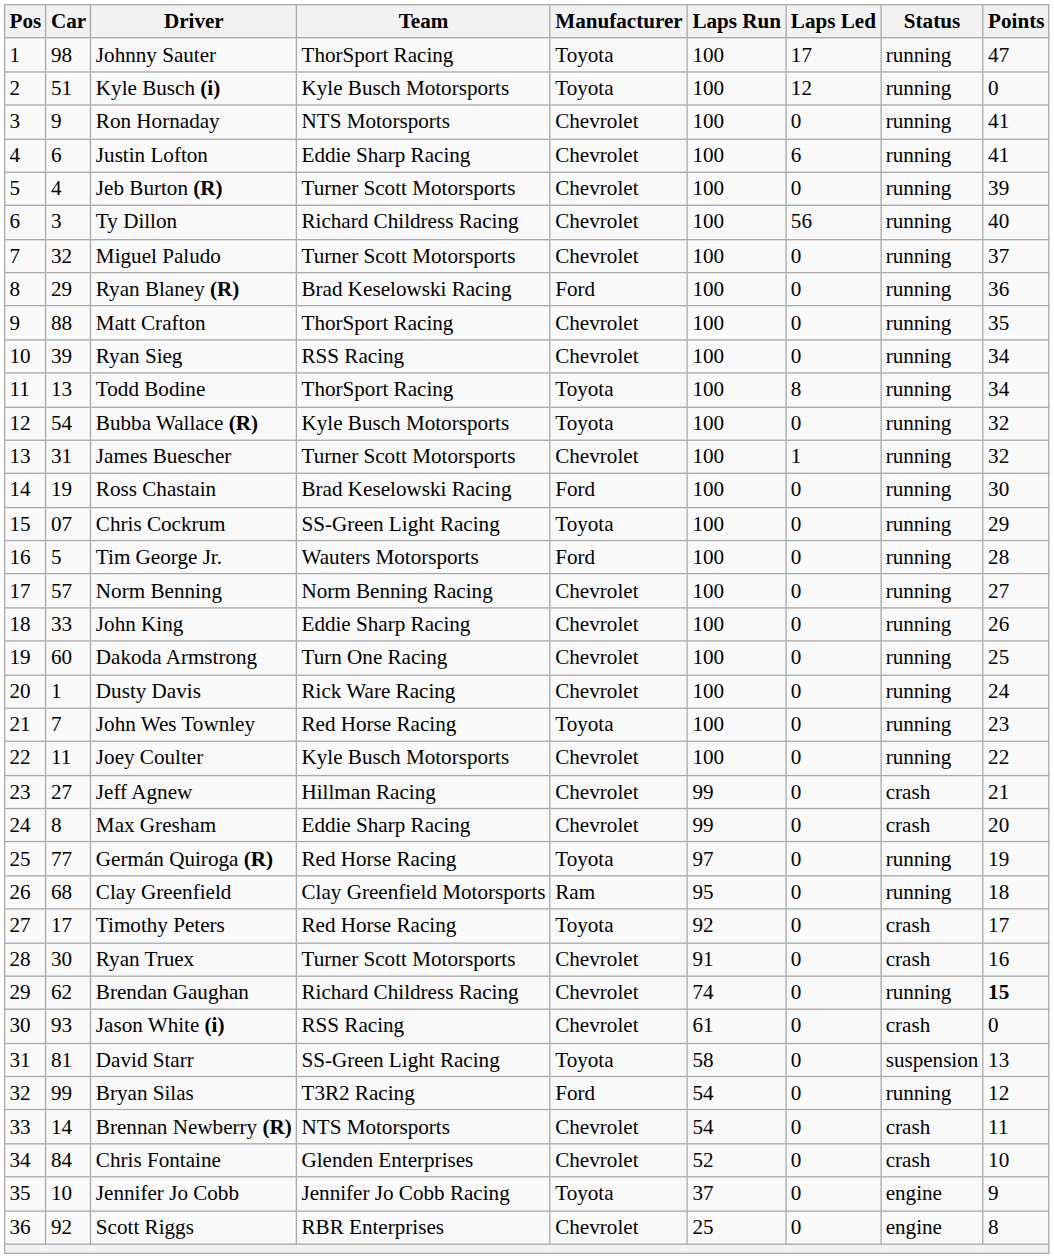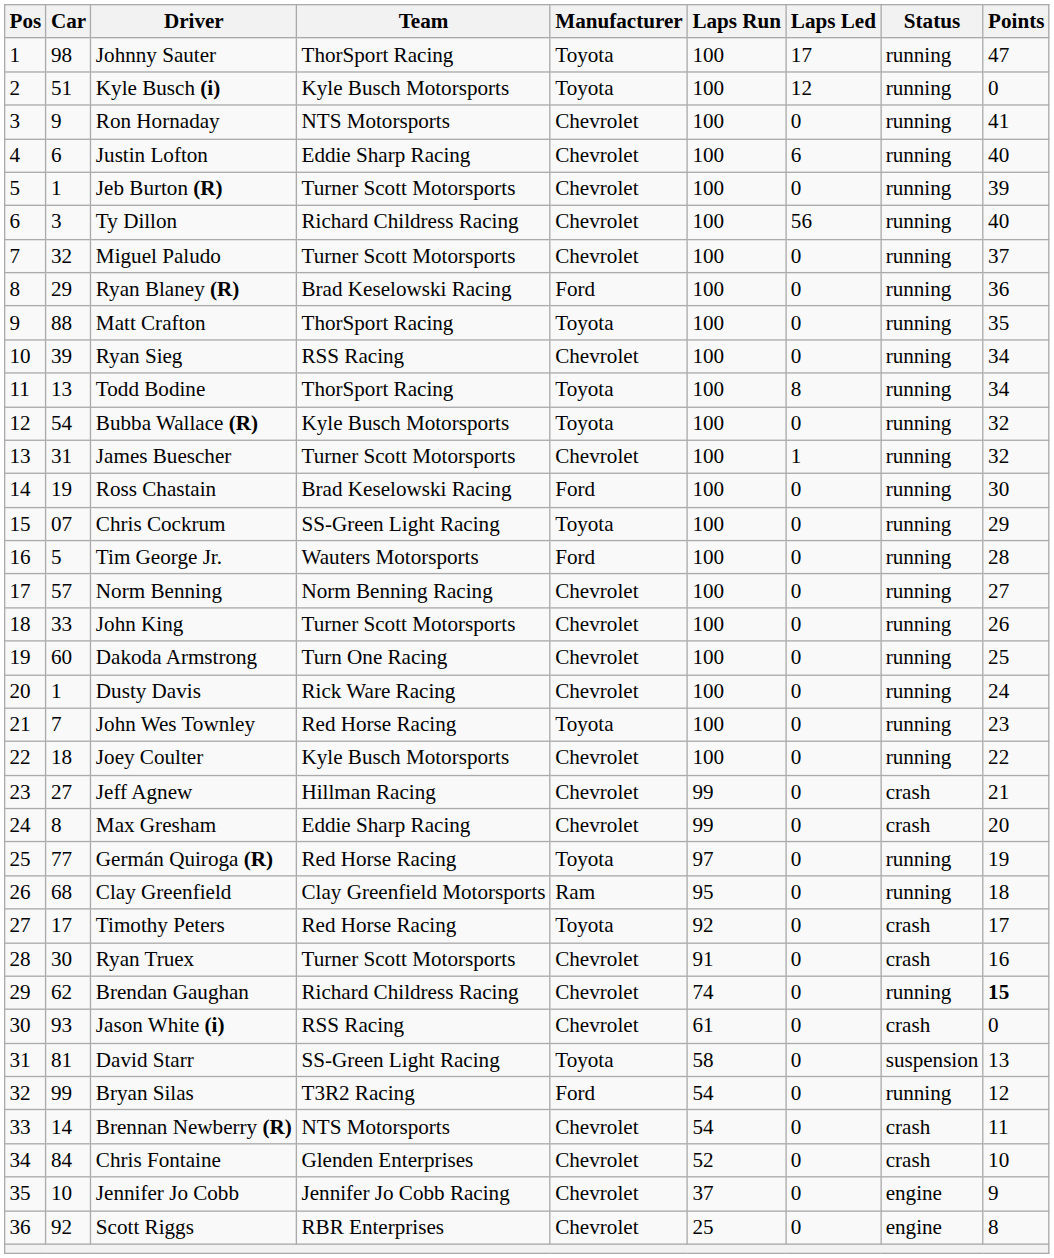(999, 155) 41 -> (999, 155) 40
(56, 188) 4 -> (56, 188) 1
(597, 322) Chevrolet -> (584, 322) Toyota
(386, 624) Eddie Sharp Racing -> (408, 624) Turner Scott Motorsports
(61, 758) 11 -> (62, 758) 18
(584, 1193) Toyota -> (597, 1193) Chevrolet
